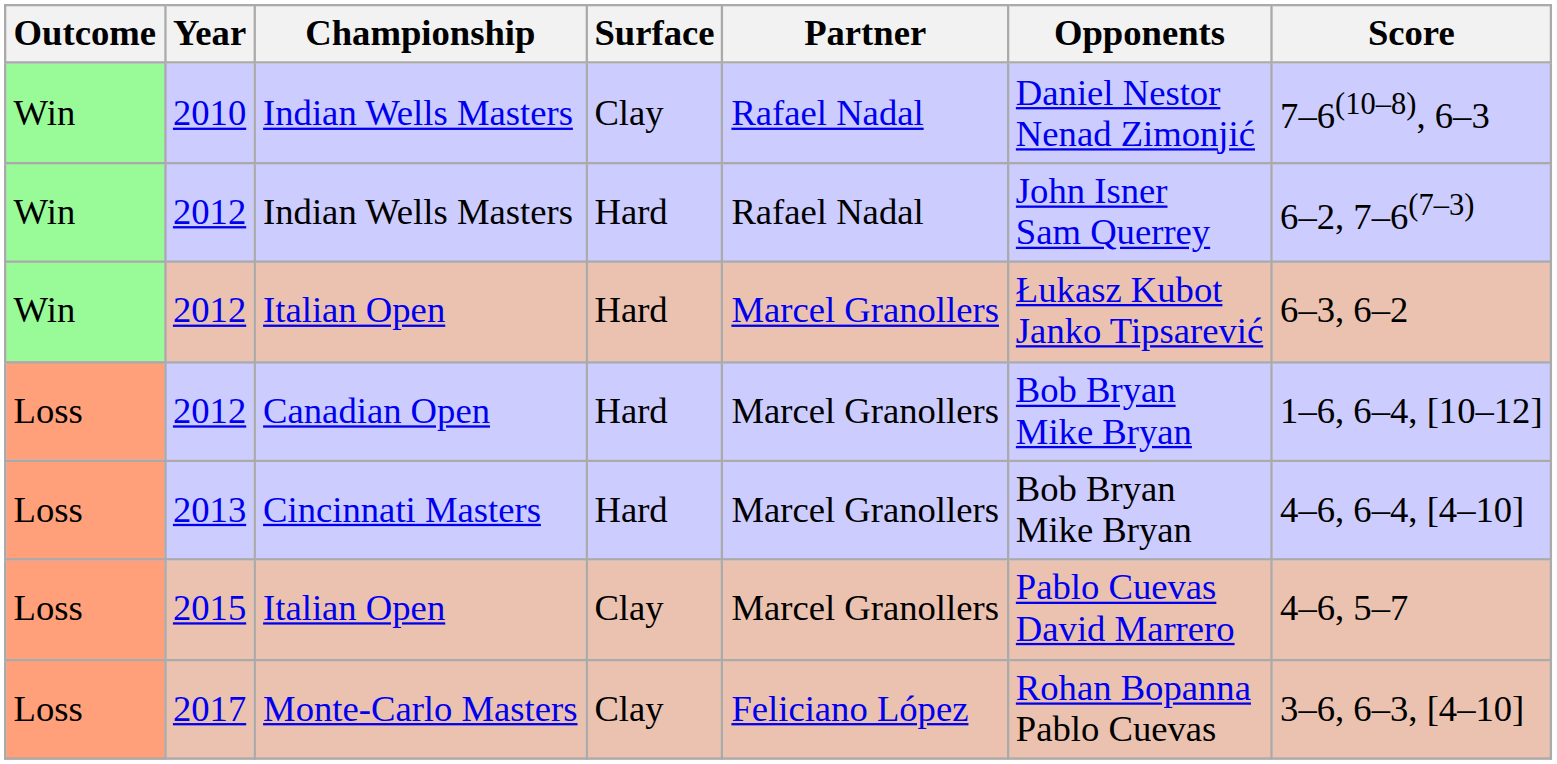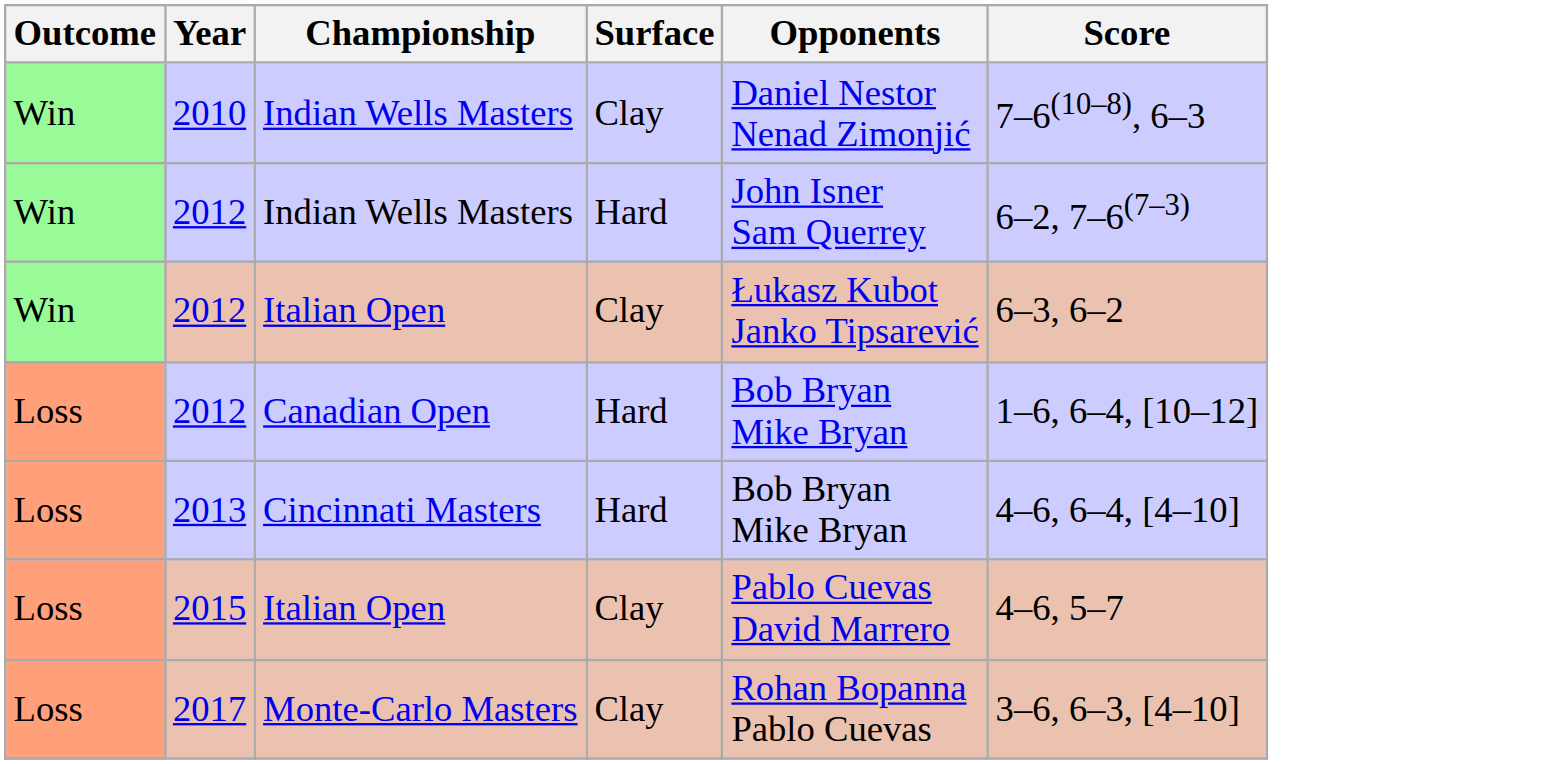- column: (865, 33)
(631, 310) Hard -> (629, 310) Clay
